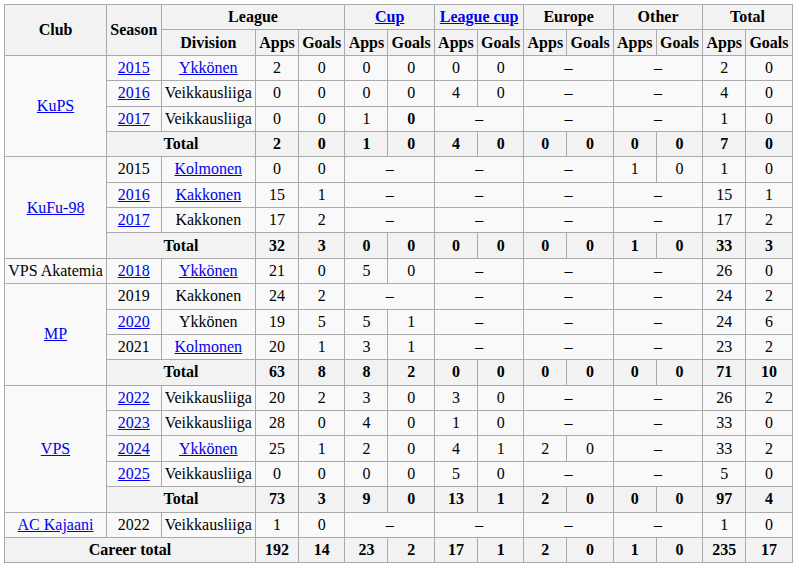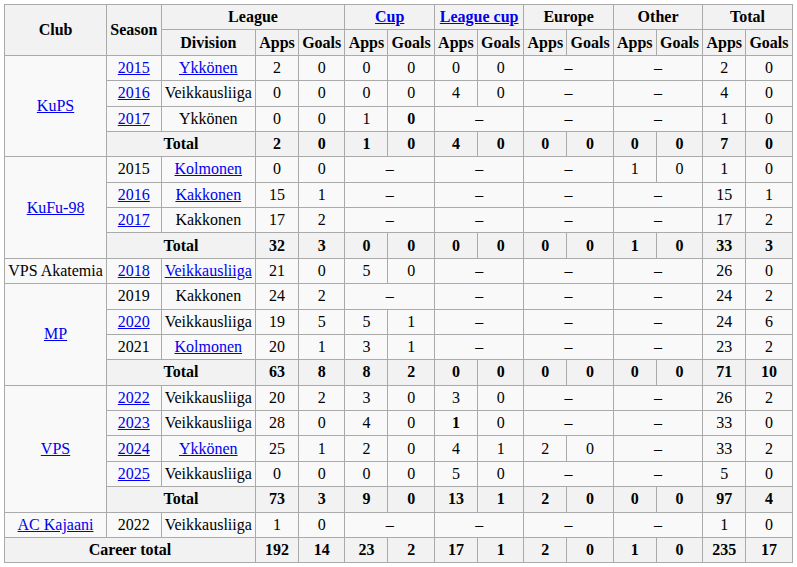(208, 118) Veikkausliiga -> (208, 118) Ykkönen
(208, 270) Ykkönen -> (208, 270) Veikkausliiga
(208, 321) Ykkönen -> (208, 321) Veikkausliiga
(456, 423) normal -> (456, 423) bold
